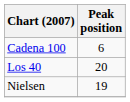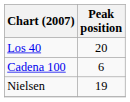rows swapped: (36, 47) <-> (24, 67)
